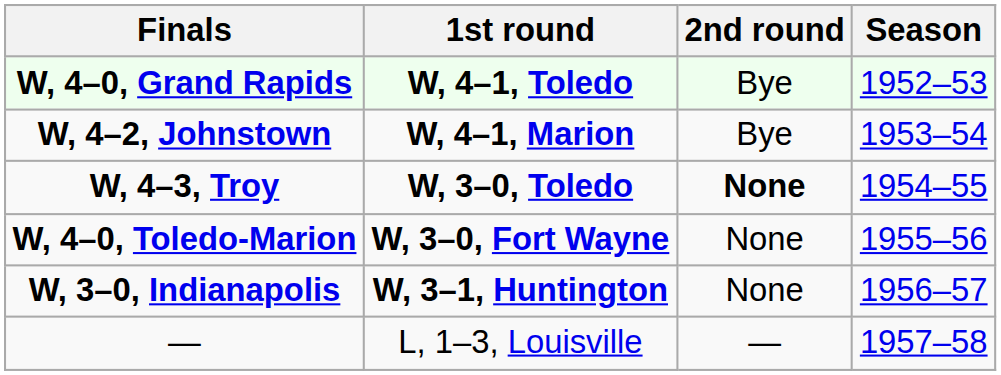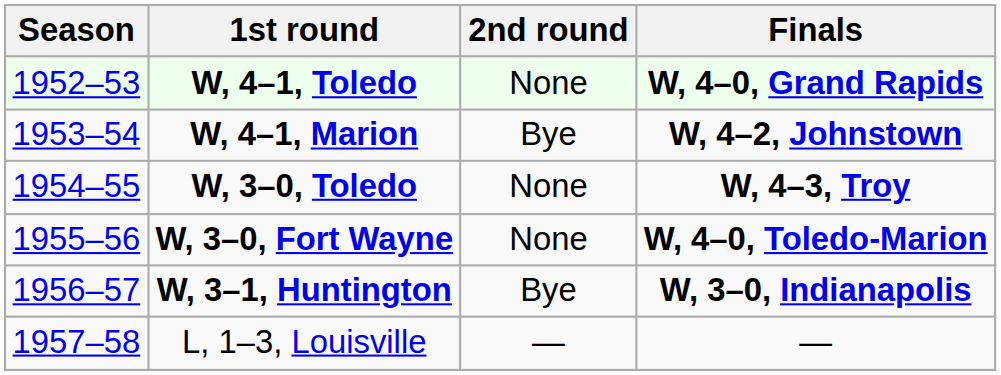columns swapped: (924, 30) <-> (185, 30)
(765, 82) Bye -> (548, 82) None
(765, 186) bold -> (548, 186) normal
(765, 290) None -> (548, 290) Bye
